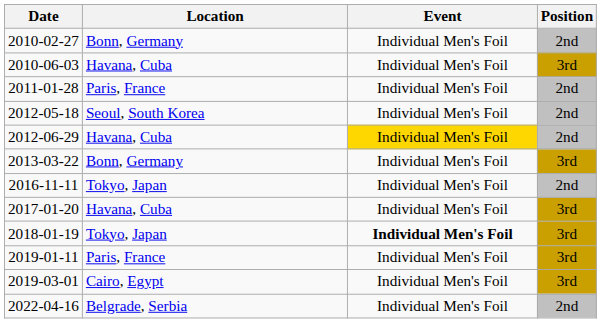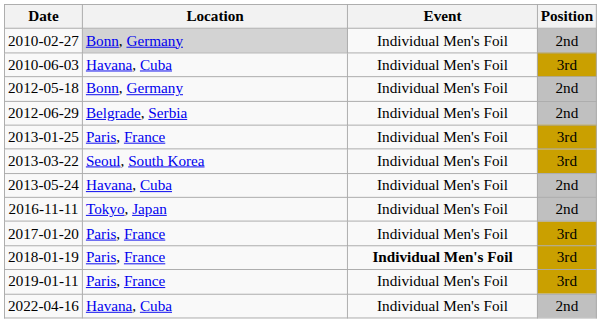(134, 40) no background -> (134, 40) lightgrey background
- row: (43, 88)
(145, 112) Seoul, South Korea -> (134, 88) Bonn, Germany
(129, 137) Havana, Cuba -> (137, 112) Belgrade, Serbia
(443, 137) gold background -> (443, 112) no background
+ row: (43, 137)
(134, 161) Bonn, Germany -> (145, 161) Seoul, South Korea
+ row: (43, 185)
(129, 209) Havana, Cuba -> (126, 233) Paris, France
(126, 233) Tokyo, Japan -> (126, 257) Paris, France
- row: (43, 281)
(137, 305) Belgrade, Serbia -> (129, 305) Havana, Cuba
